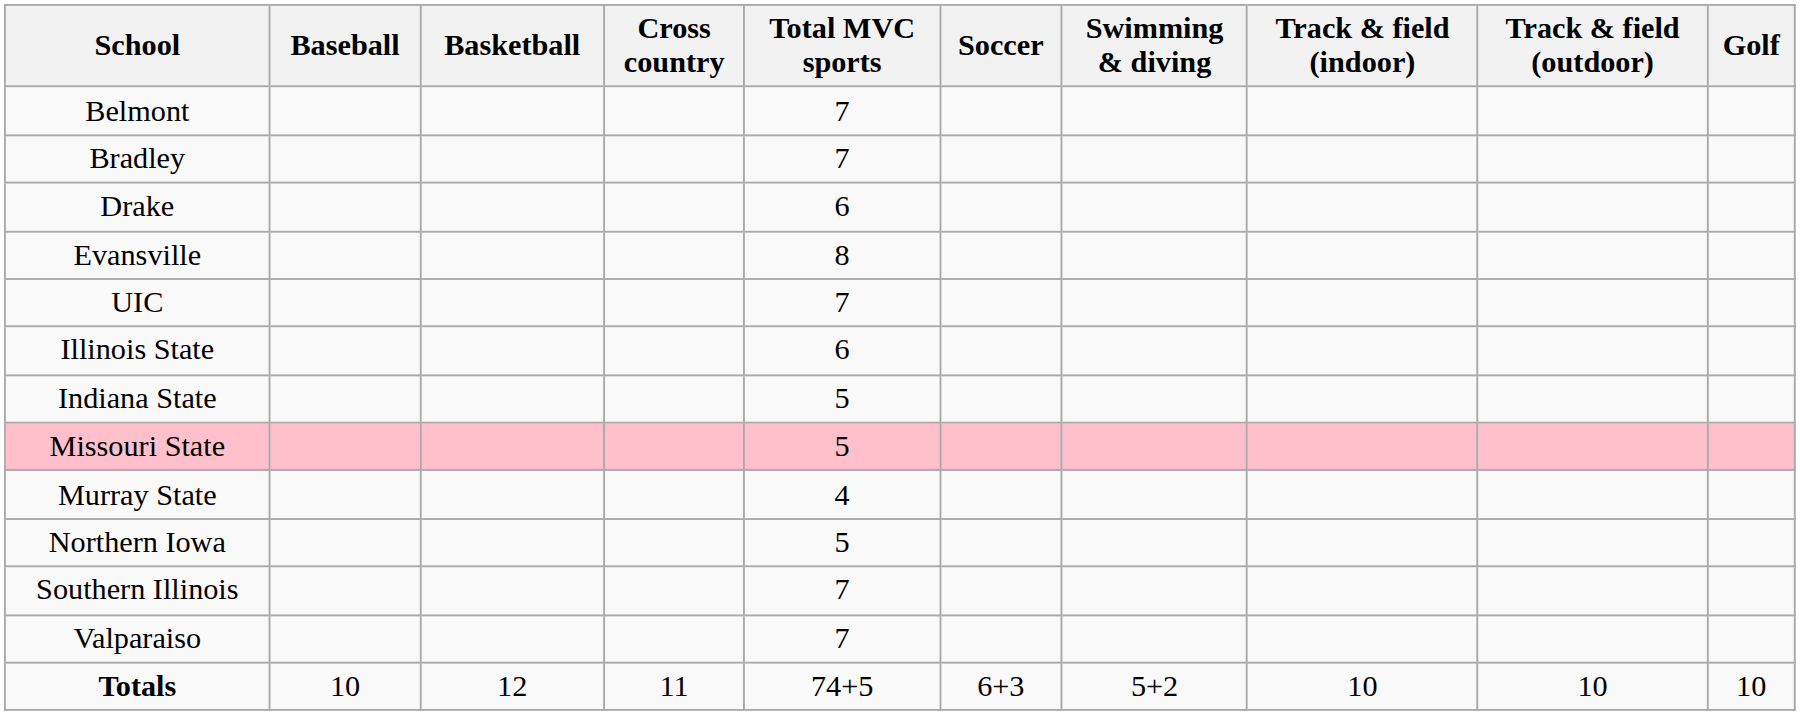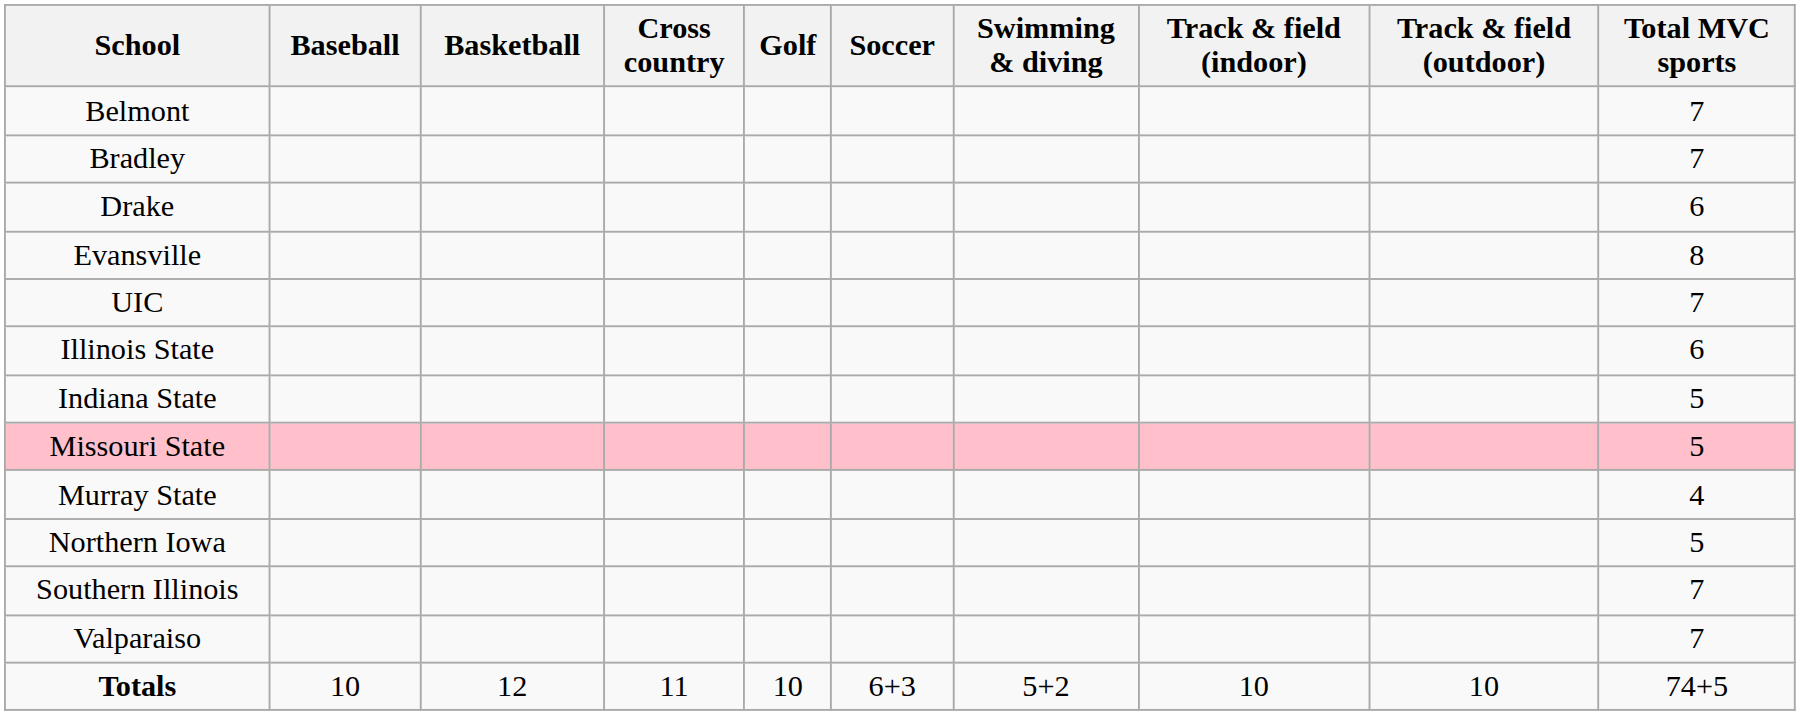columns swapped: (1751, 45) <-> (842, 45)
